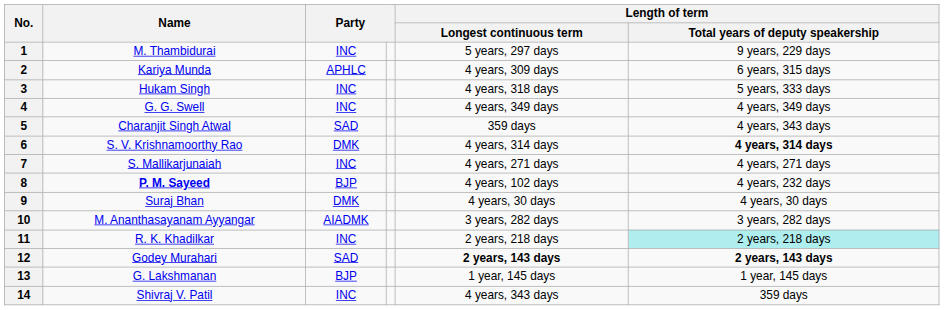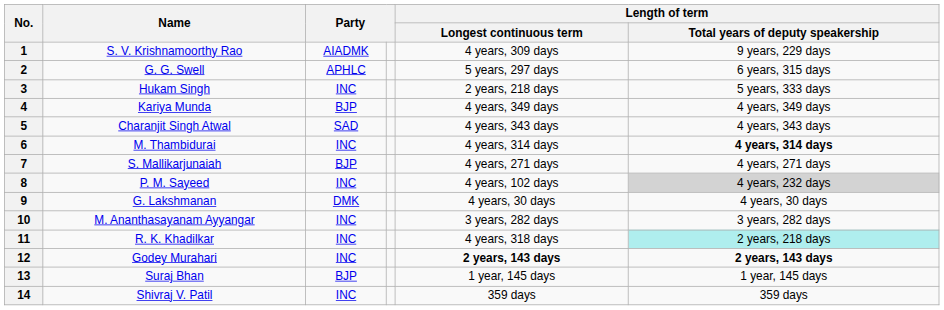(174, 51) M. Thambidurai -> (175, 51) S. V. Krishnamoorthy Rao
(346, 51) INC -> (346, 51) AIADMK
(512, 51) 5 years, 297 days -> (512, 51) 4 years, 309 days
(175, 70) Kariya Munda -> (175, 70) G. G. Swell
(512, 70) 4 years, 309 days -> (512, 70) 5 years, 297 days
(512, 88) 4 years, 318 days -> (512, 88) 2 years, 218 days
(175, 107) G. G. Swell -> (175, 107) Kariya Munda
(346, 107) INC -> (346, 107) BJP
(512, 126) 359 days -> (512, 126) 4 years, 343 days
(175, 145) S. V. Krishnamoorthy Rao -> (174, 145) M. Thambidurai
(346, 145) DMK -> (346, 145) INC
(346, 164) INC -> (346, 164) BJP
(174, 182) bold -> (174, 182) normal
(346, 182) BJP -> (346, 182) INC
(784, 182) no background -> (784, 182) lightgrey background
(174, 201) Suraj Bhan -> (174, 201) G. Lakshmanan
(346, 220) AIADMK -> (346, 220) INC
(512, 239) 2 years, 218 days -> (512, 239) 4 years, 318 days
(346, 257) SAD -> (346, 257) INC
(174, 276) G. Lakshmanan -> (174, 276) Suraj Bhan
(512, 295) 4 years, 343 days -> (512, 295) 359 days
